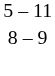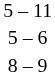+ row: (28, 38)
